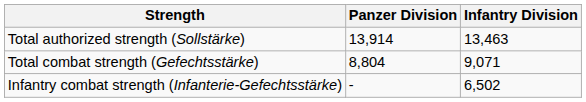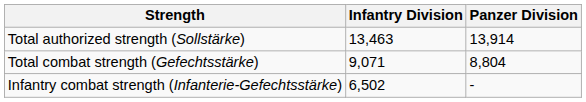columns swapped: (521, 16) <-> (403, 16)
